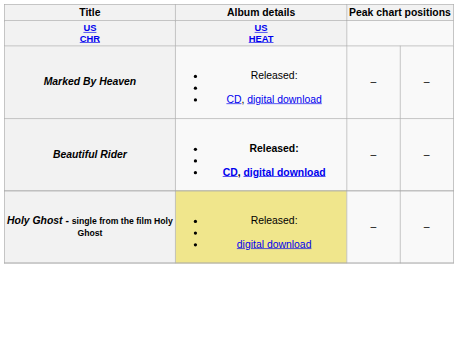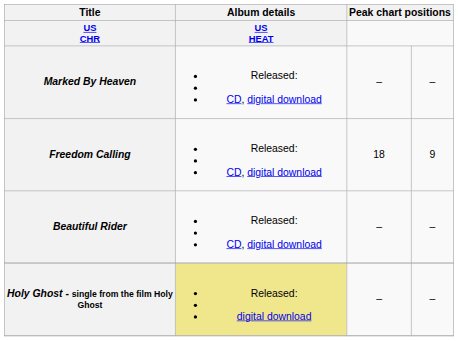+ row: (90, 154)
(261, 160) bold -> (261, 233) normal
